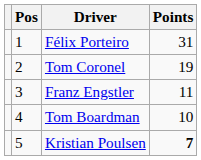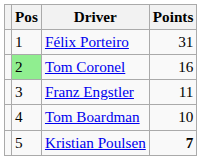(19, 67) no background -> (19, 67) lightgreen background
(186, 67) 19 -> (186, 67) 16
